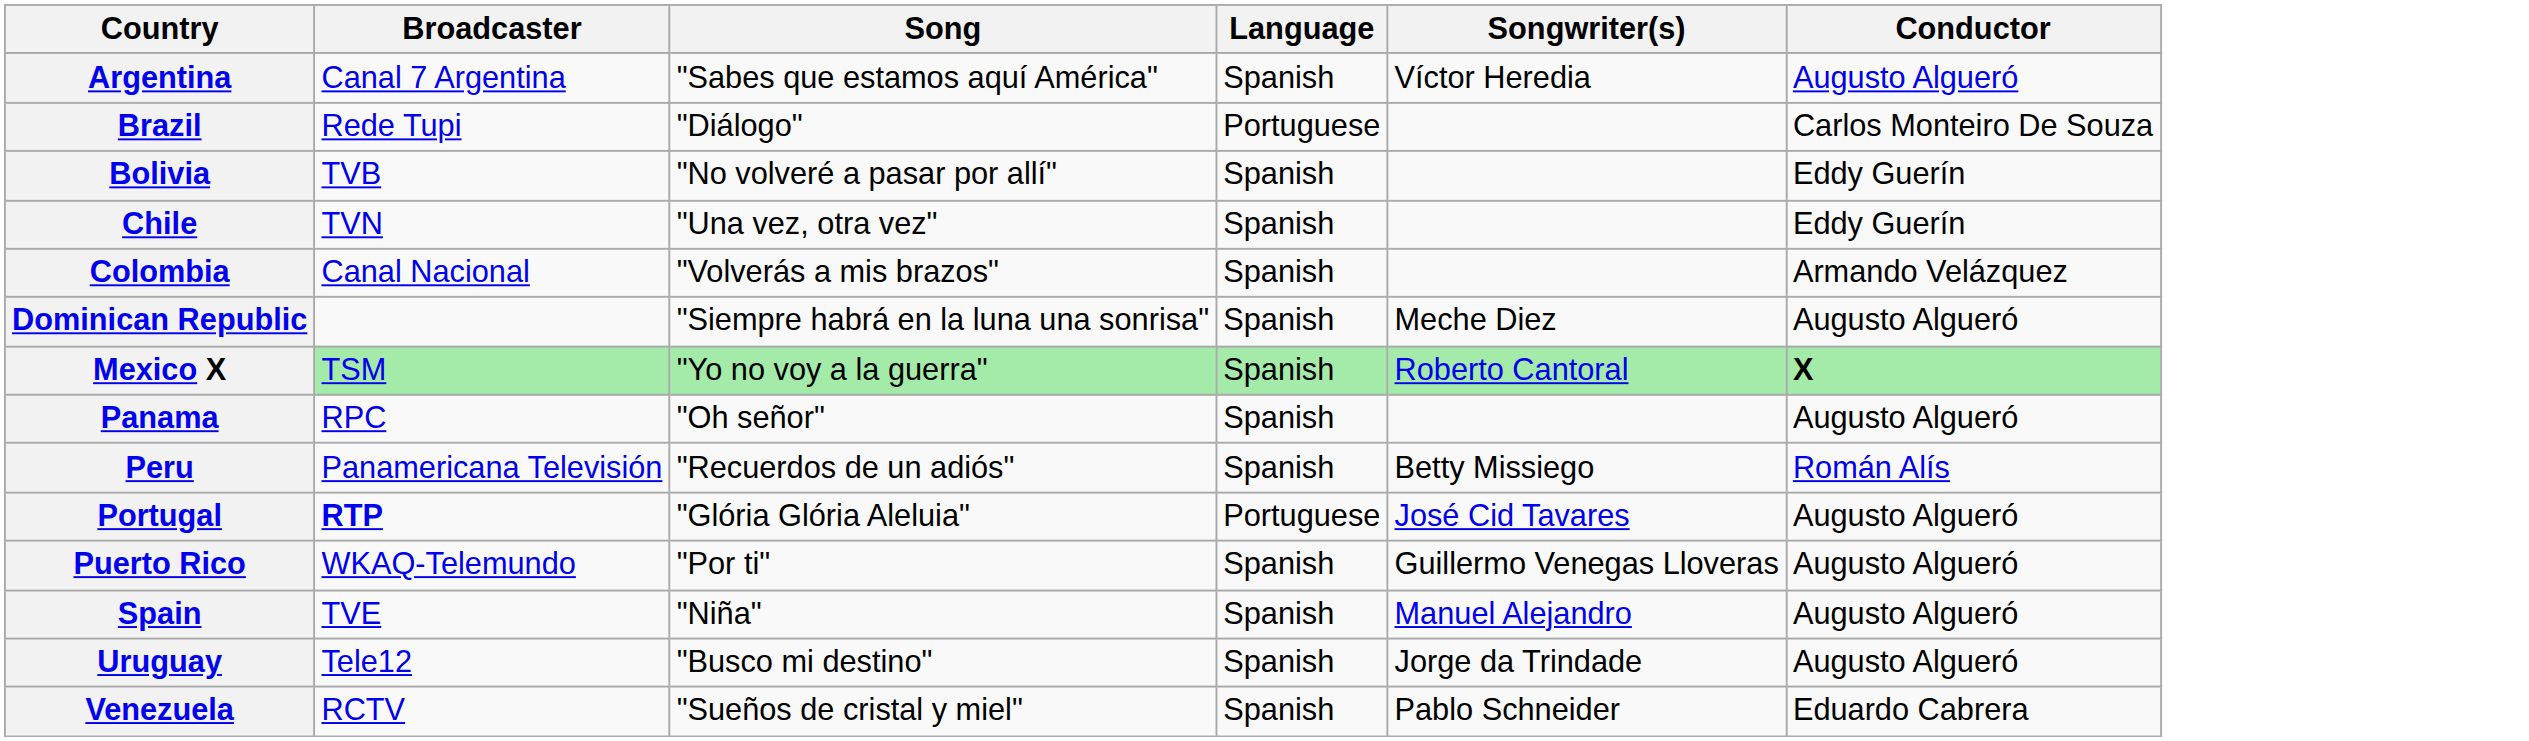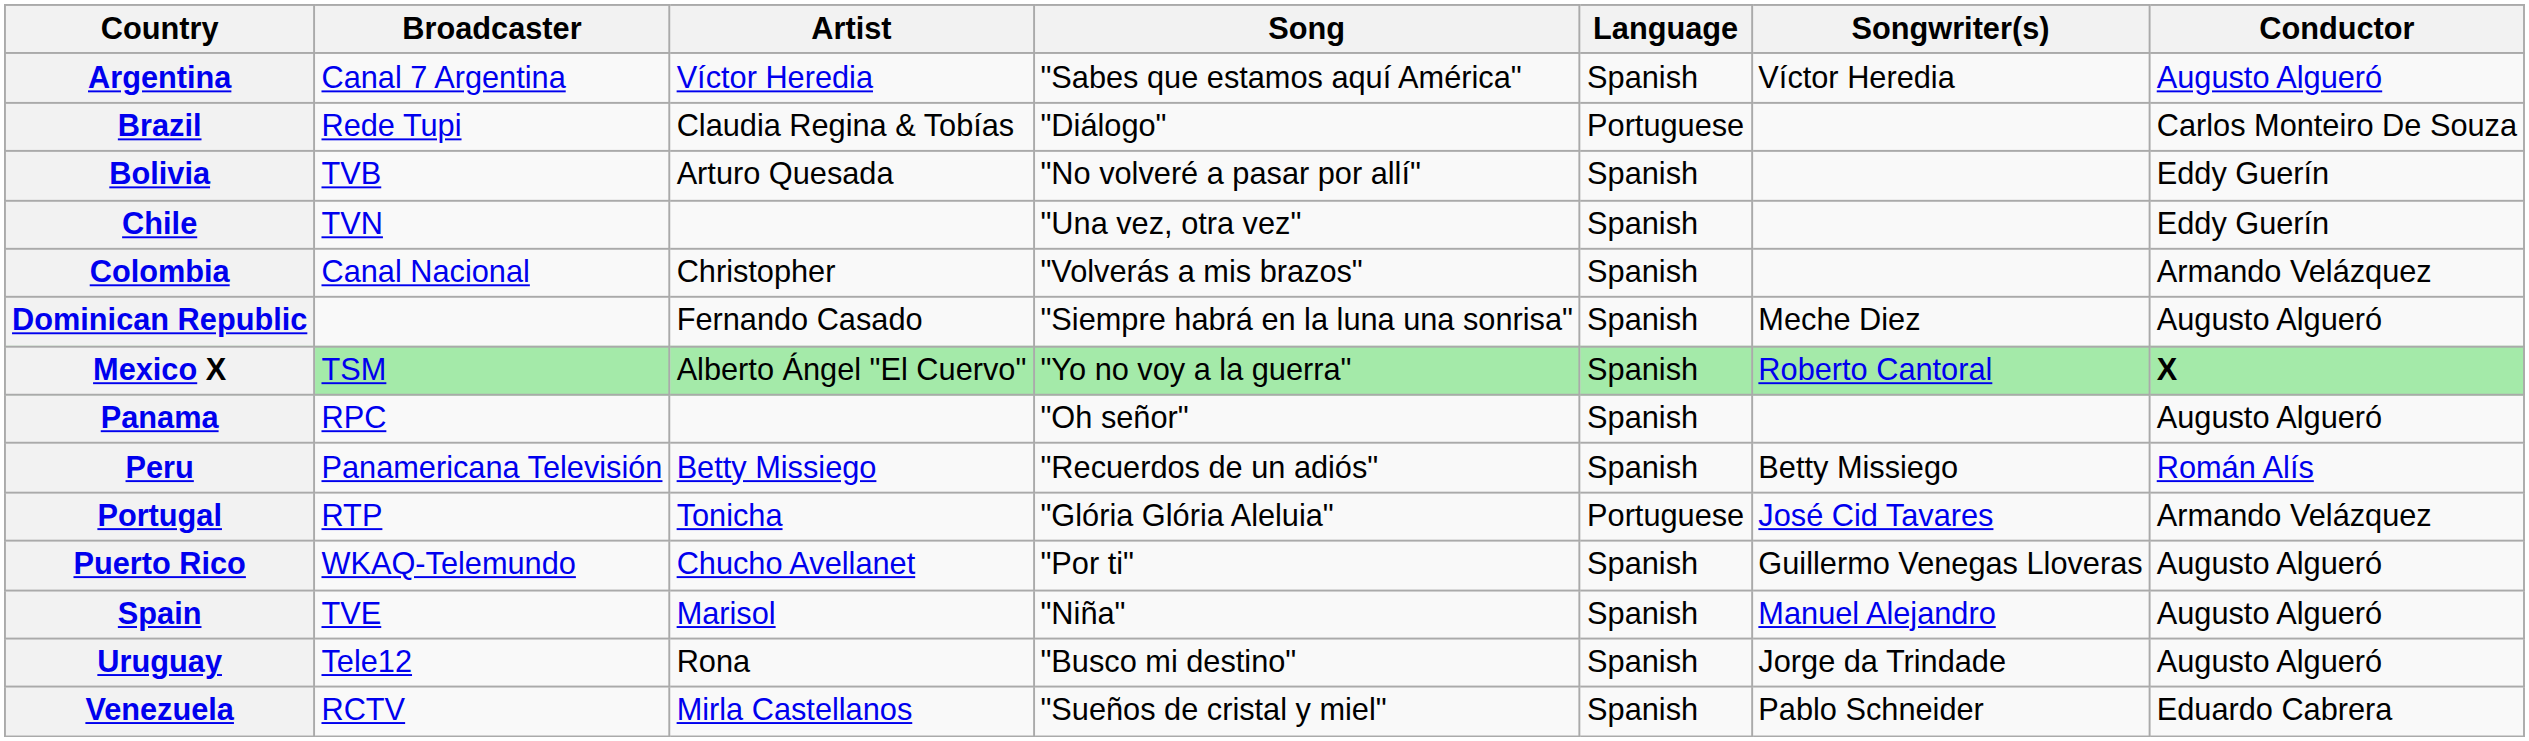+ column: (851, 28)
(352, 516) bold -> (352, 516) normal
(1906, 516) Augusto Algueró -> (2294, 516) Armando Velázquez
